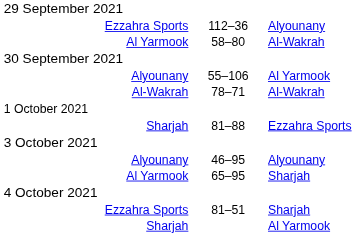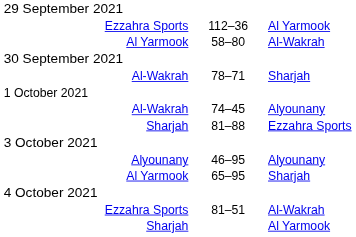(297, 26) Alyounany -> (299, 26) Al Yarmook
- row: (160, 76)
(296, 92) Al-Wakrah -> (289, 76) Sharjah
+ row: (160, 109)
(289, 210) Sharjah -> (296, 210) Al-Wakrah
